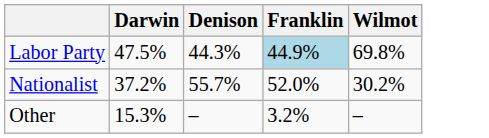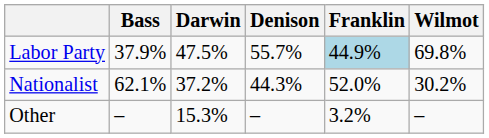+ column: (140, 20)
(215, 52) 44.3% -> (276, 52) 55.7%
(215, 84) 55.7% -> (276, 84) 44.3%
